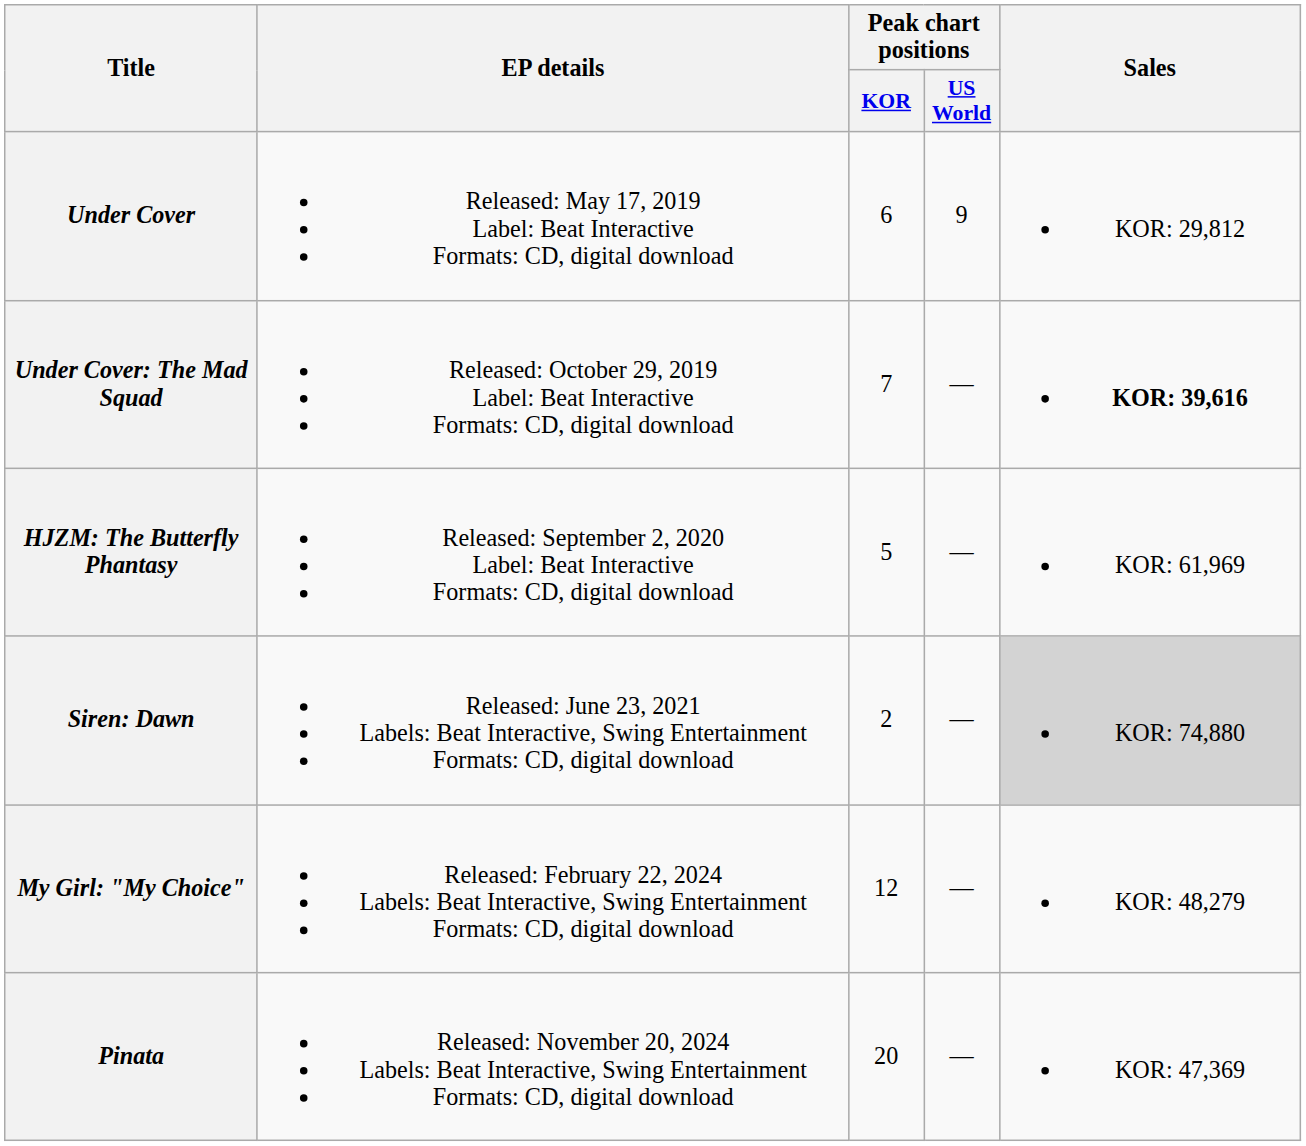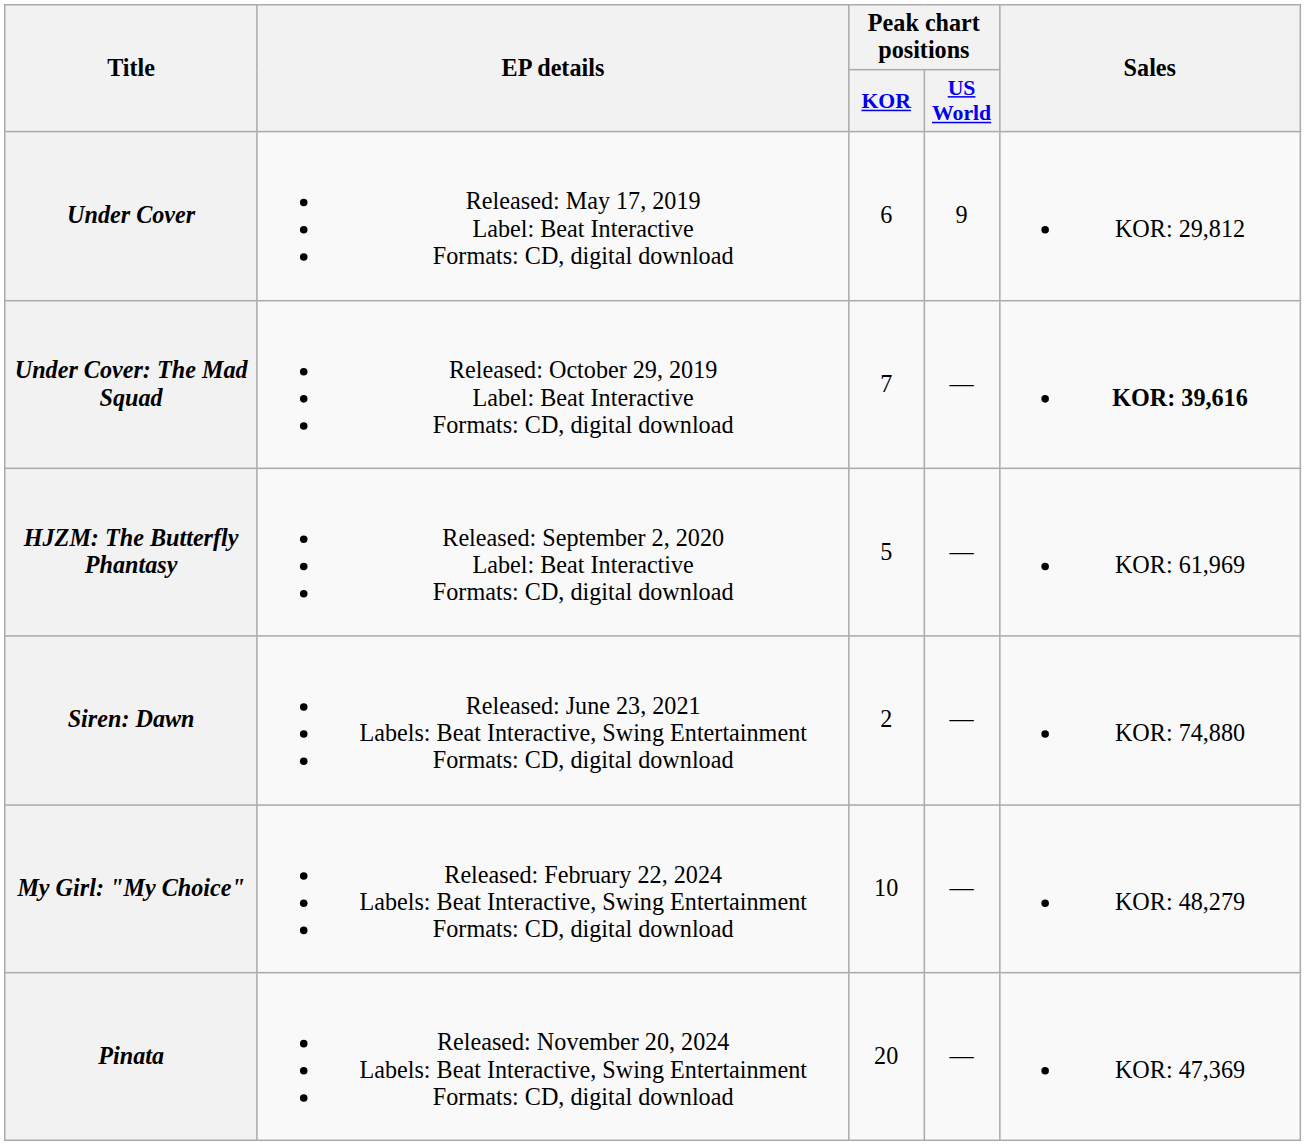(1150, 734) lightgrey background -> (1150, 734) no background
(886, 888) 12 -> (886, 888) 10
